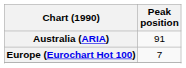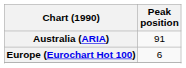(159, 54) 7 -> (159, 54) 6
